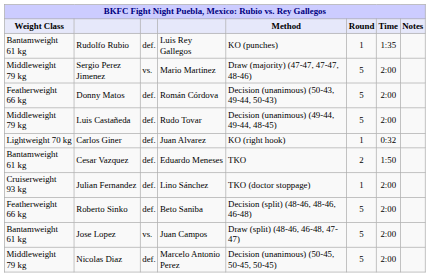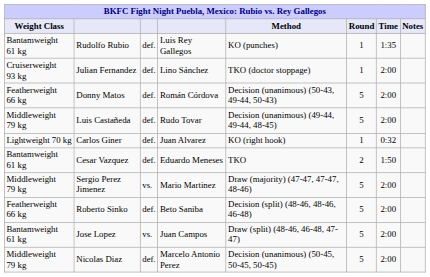rows swapped: (106, 184) <-> (99, 70)
